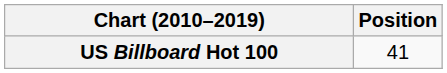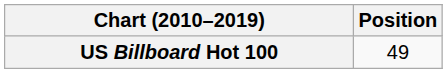(398, 52) 41 -> (398, 52) 49
